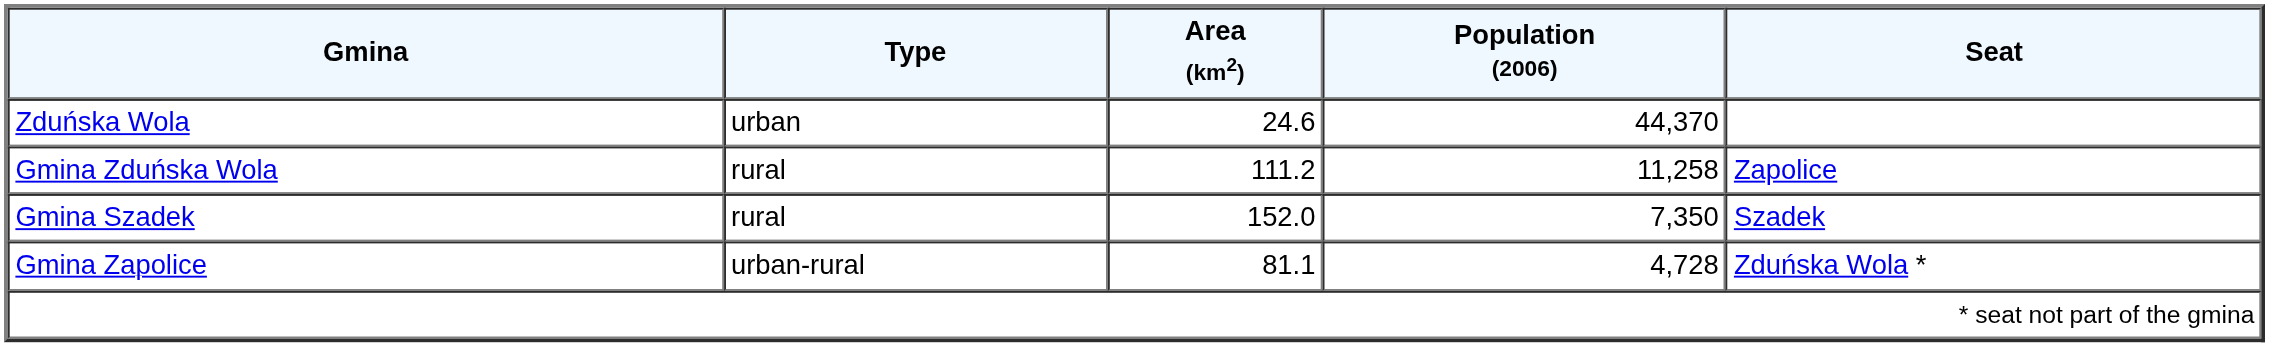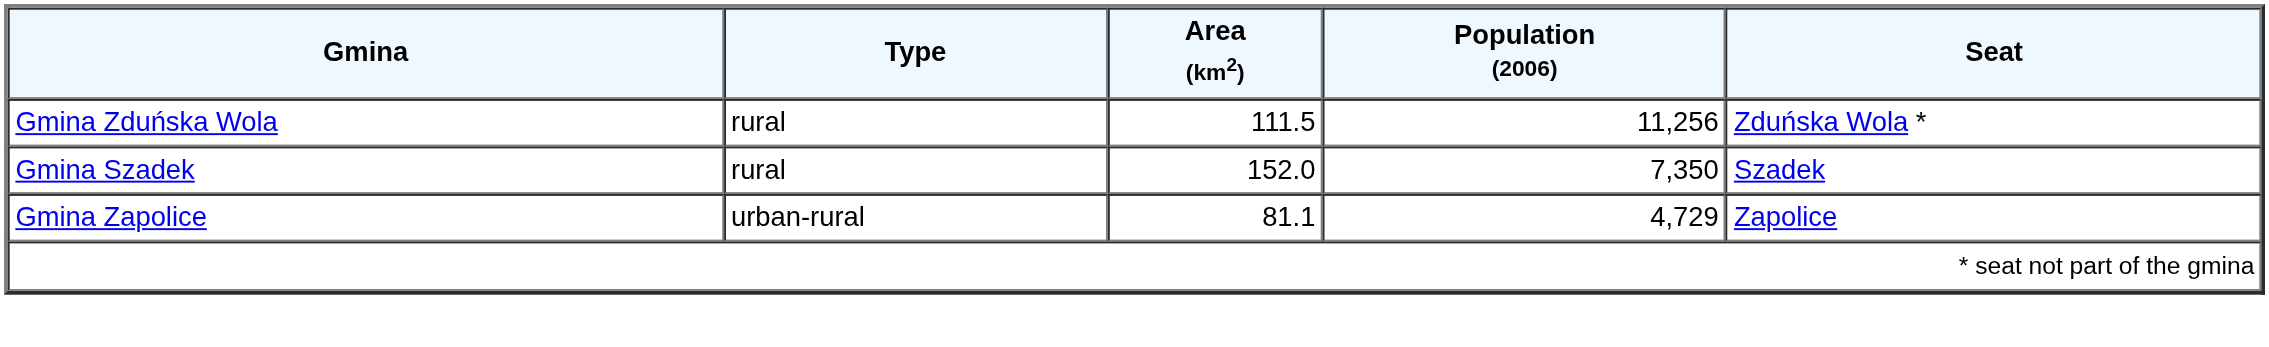- row: (103, 121)
(1283, 169) 111.2 -> (1283, 121) 111.5
(1678, 169) 11,258 -> (1678, 121) 11,256
(1786, 169) Zapolice -> (1830, 121) Zduńska Wola *
(1684, 265) 4,728 -> (1684, 217) 4,729
(1830, 265) Zduńska Wola * -> (1786, 217) Zapolice
